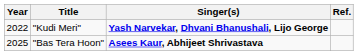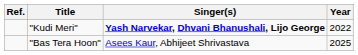columns swapped: (17, 12) <-> (342, 12)
(186, 43) bold -> (177, 43) normal
